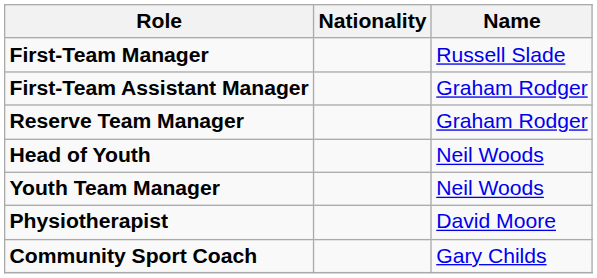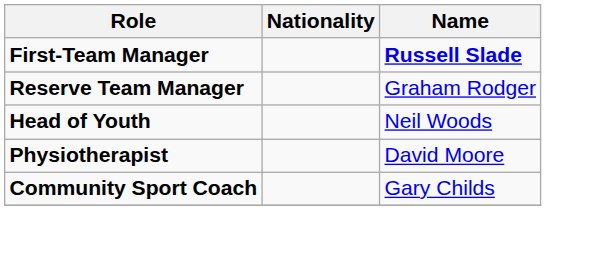(501, 54) normal -> (453, 54) bold
- row: (159, 88)
- row: (115, 188)
